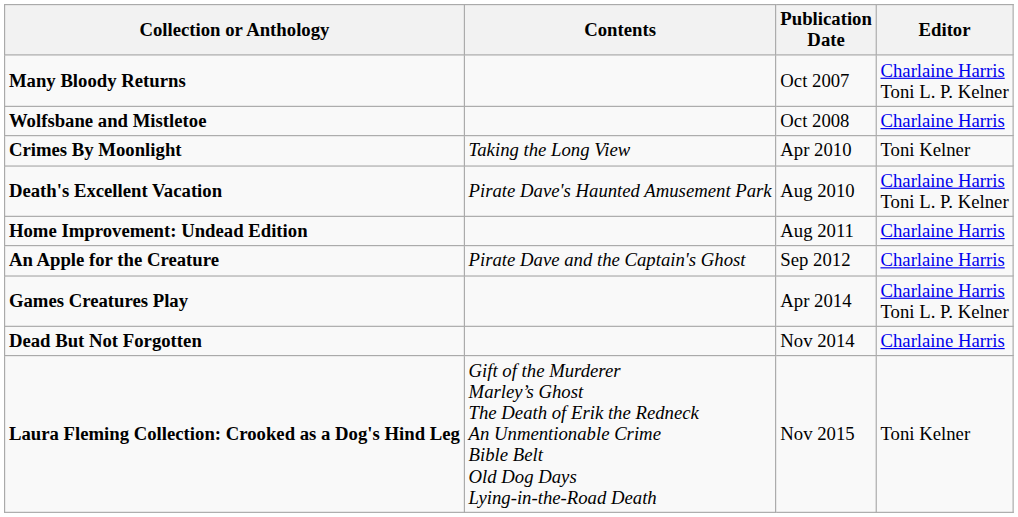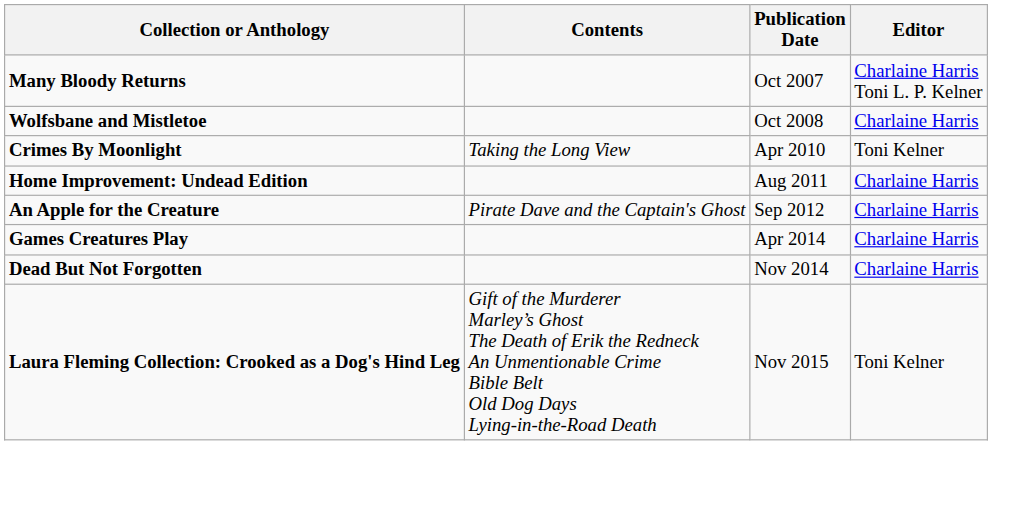- row: (115, 190)
(945, 300) Charlaine Harris Toni L. P. Kelner -> (916, 239) Charlaine Harris
